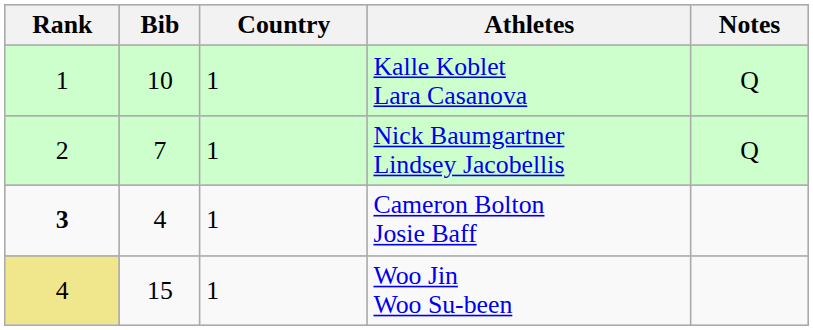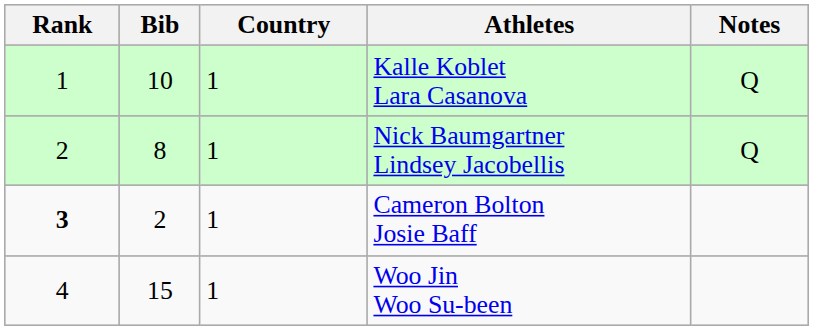(160, 150) 7 -> (160, 150) 8
(160, 219) 4 -> (160, 219) 2
(62, 289) khaki background -> (62, 289) no background
